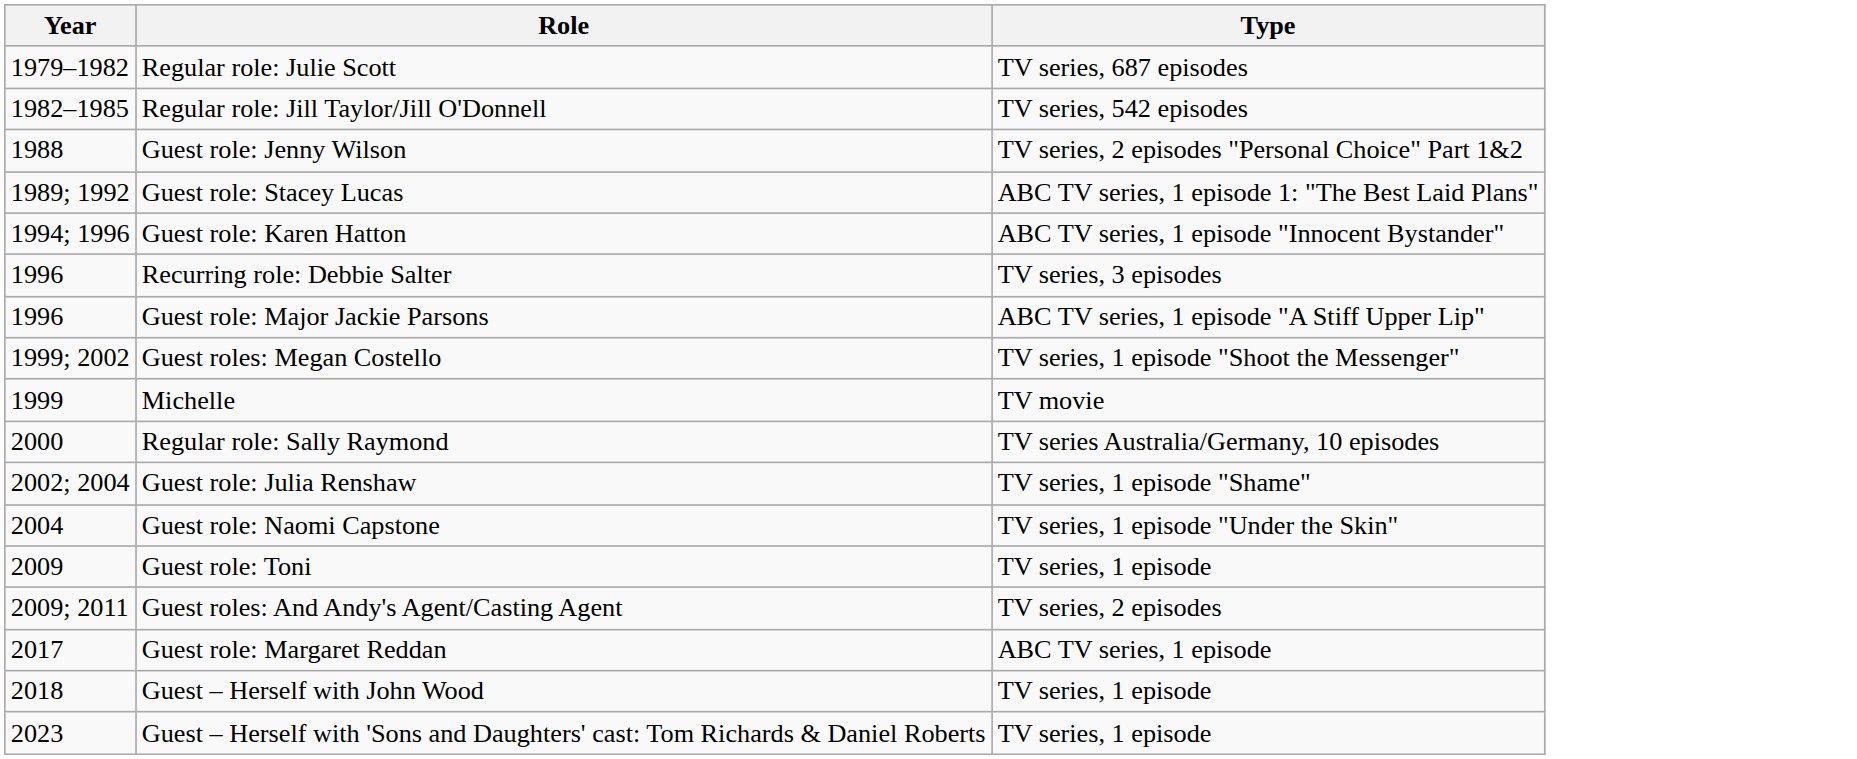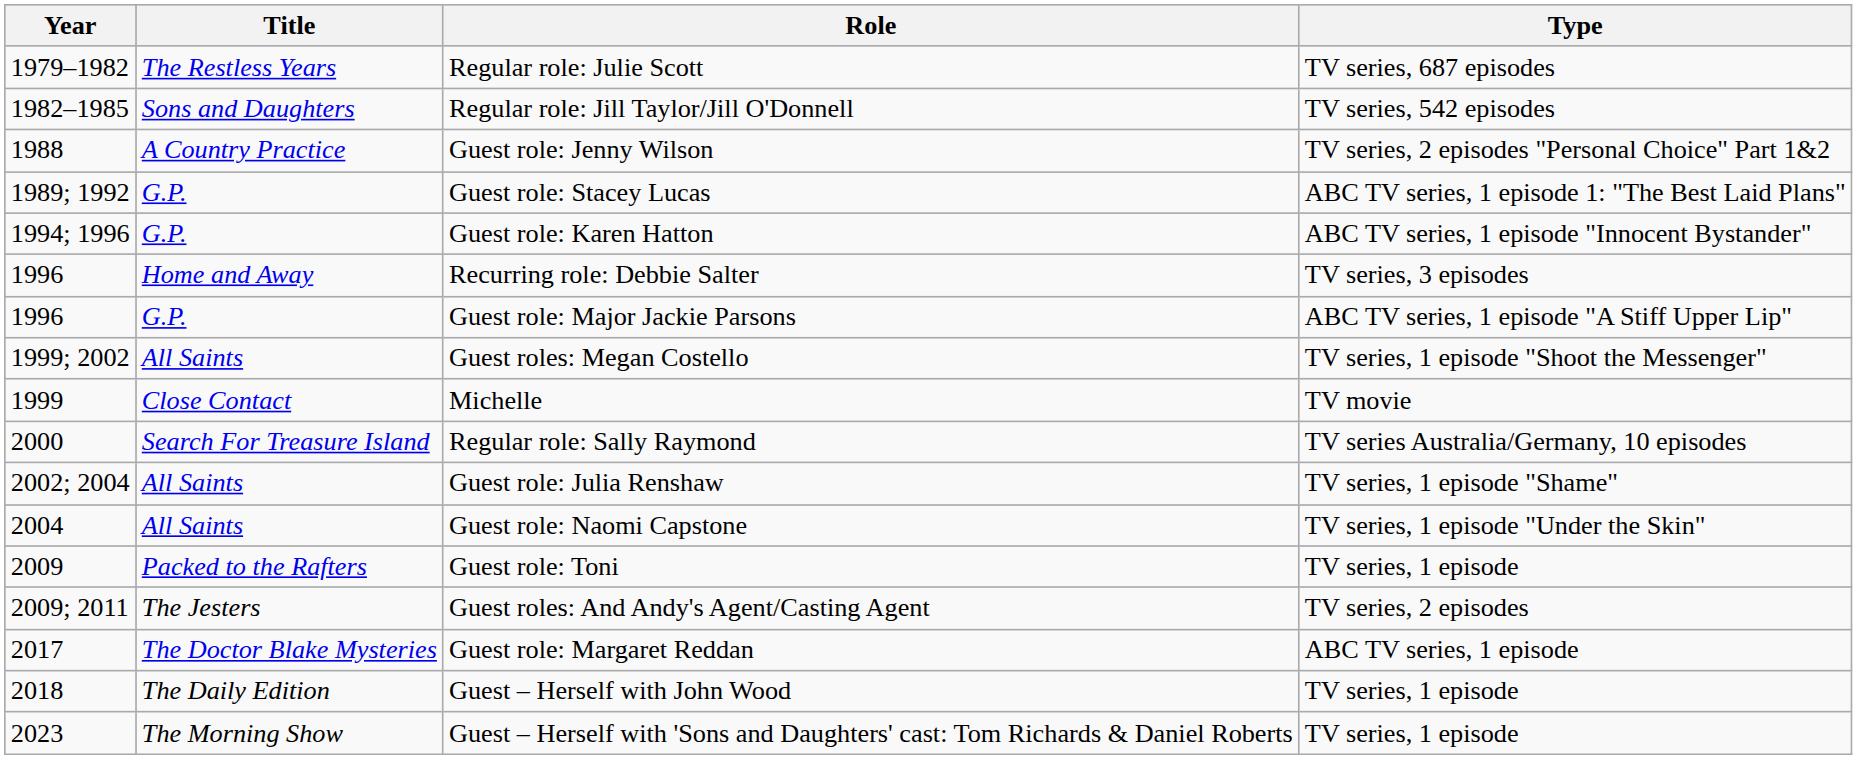+ column: (289, 25)
